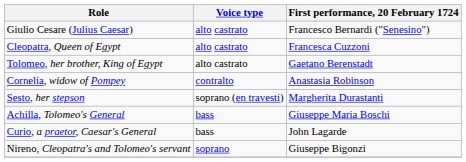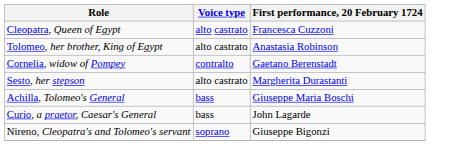- row: (70, 30)
(331, 64) Gaetano Berenstadt -> (295, 47) Anastasia Robinson
(331, 81) Anastasia Robinson -> (295, 64) Gaetano Berenstadt
(240, 98) soprano (en travesti) -> (222, 81) alto castrato
